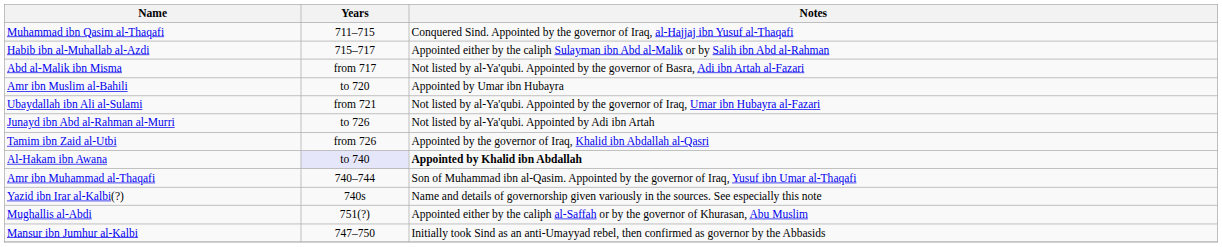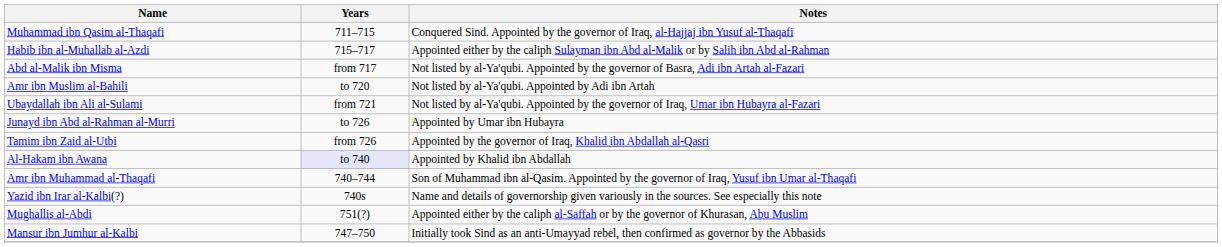(488, 86) Appointed by Umar ibn Hubayra -> (533, 86) Not listed by al-Ya'qubi. Appointed by Adi ibn Artah
(533, 123) Not listed by al-Ya'qubi. Appointed by Adi ibn Artah -> (488, 123) Appointed by Umar ibn Hubayra
(497, 159) bold -> (491, 159) normal
